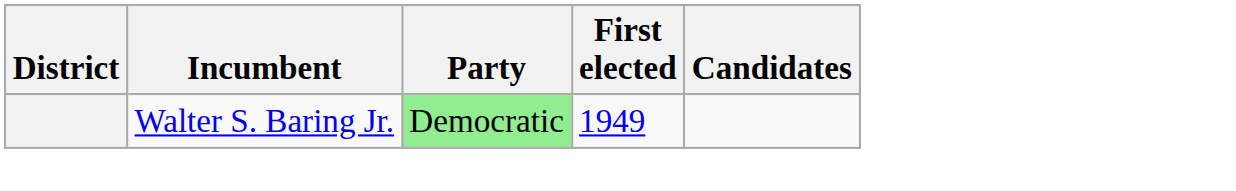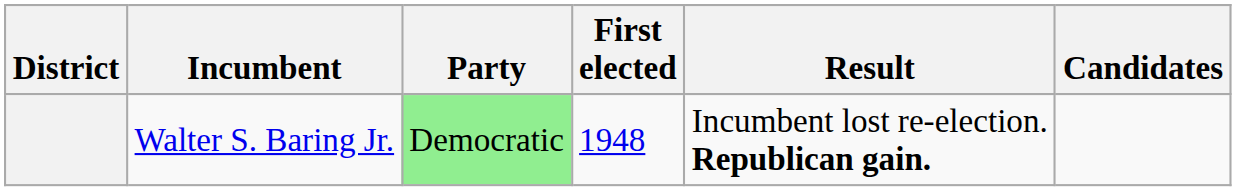+ column: (870, 68)
(612, 120) 1949 -> (612, 139) 1948
